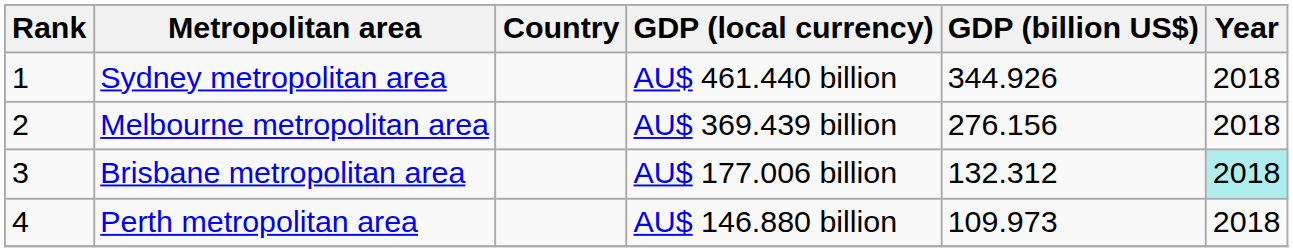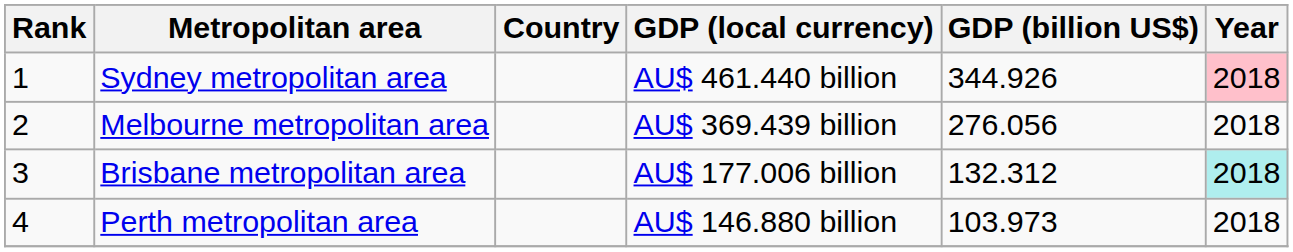(1247, 76) no background -> (1247, 76) pink background
(1003, 125) 276.156 -> (1003, 125) 276.056
(1003, 221) 109.973 -> (1003, 221) 103.973
